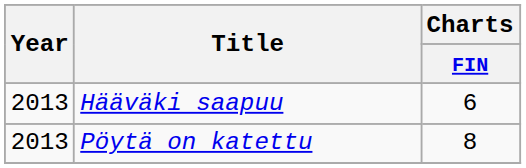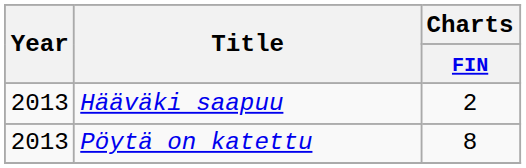(470, 103) 6 -> (470, 103) 2
